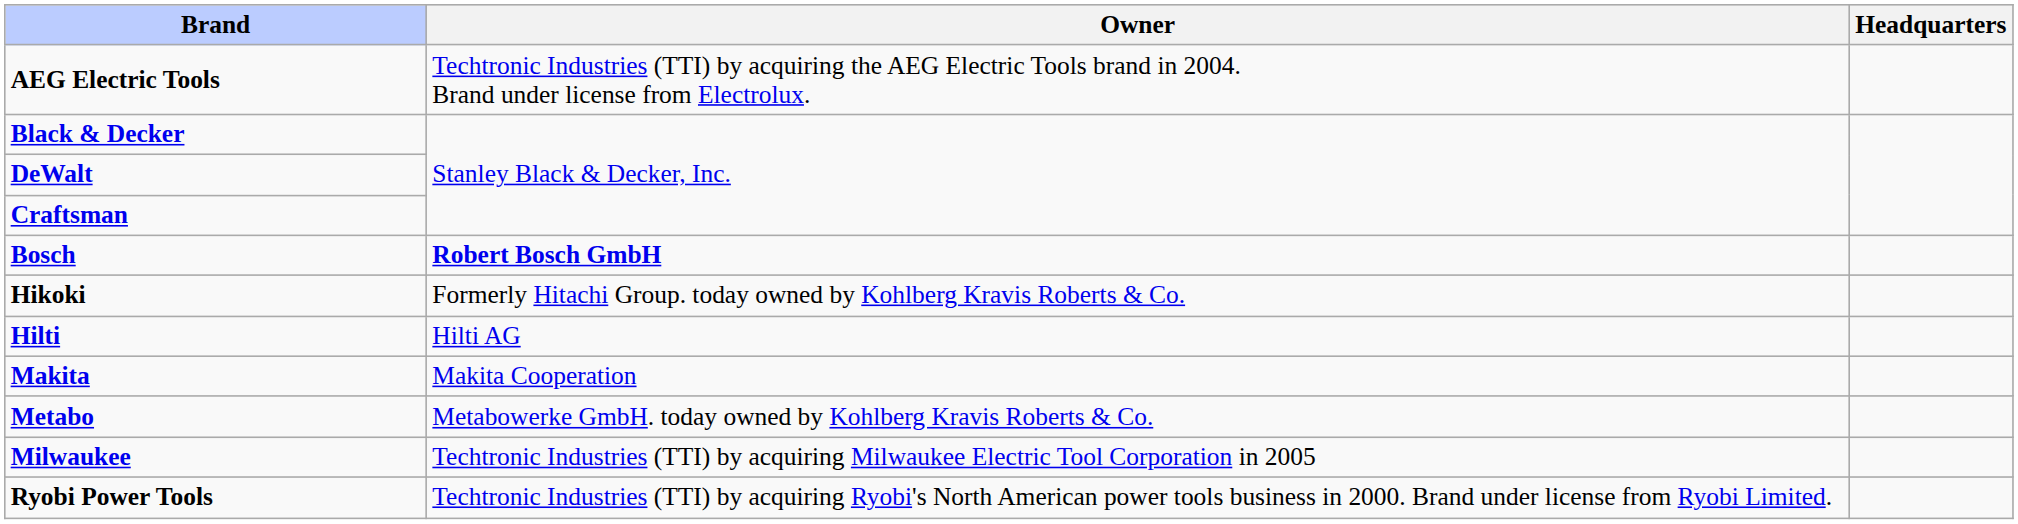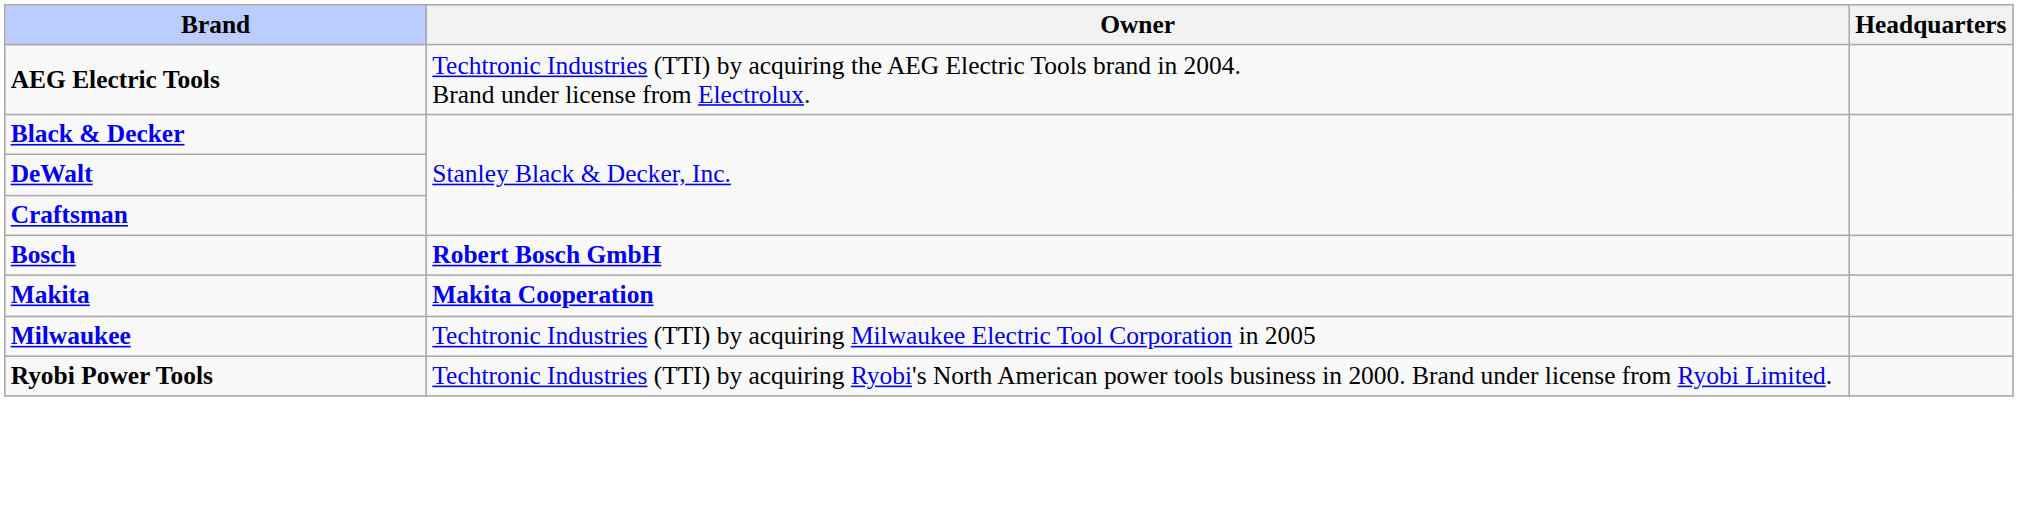- row: (48, 295)
- row: (35, 335)
(534, 376) normal -> (543, 295) bold
- row: (52, 416)
